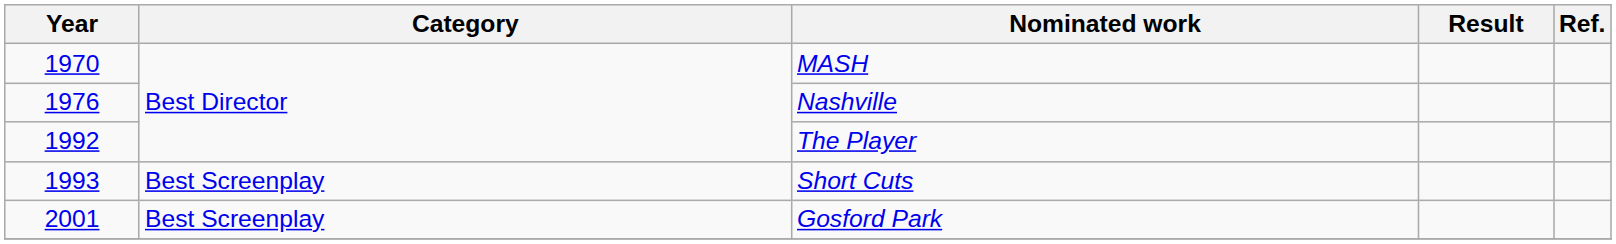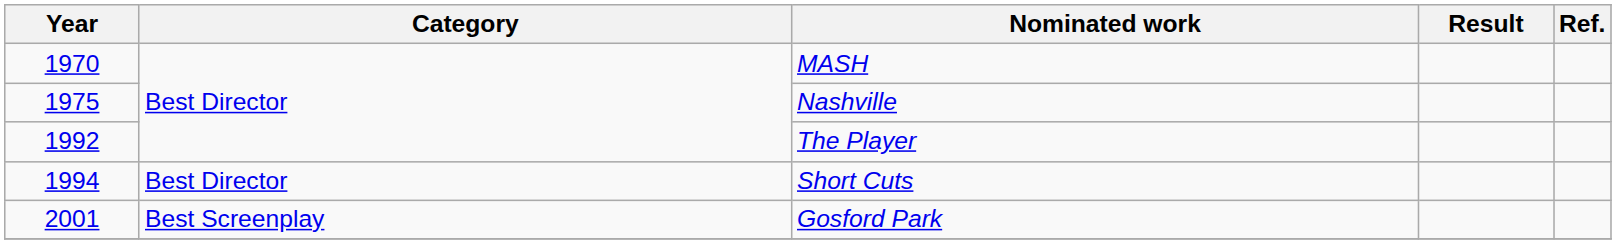(72, 102) 1976 -> (72, 102) 1975
(72, 180) 1993 -> (72, 180) 1994
(235, 180) Best Screenplay -> (216, 180) Best Director
